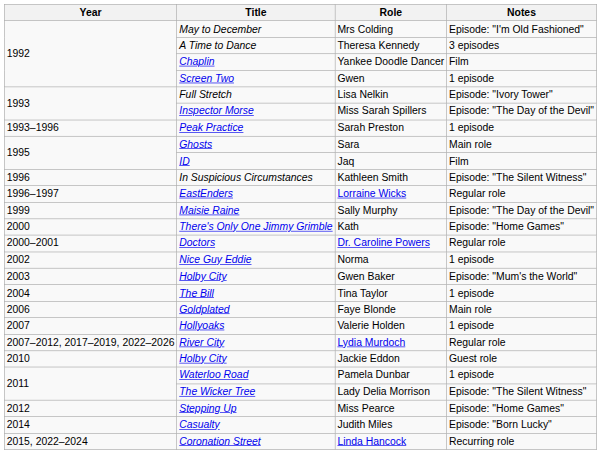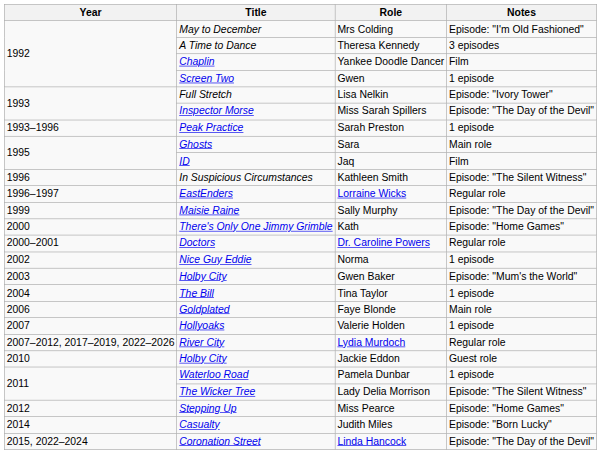(482, 441) Recurring role -> (521, 441) Episode: "The Day of the Devil"
